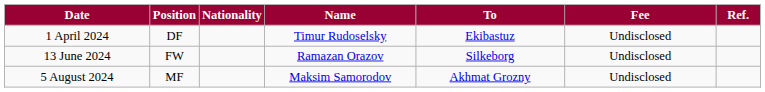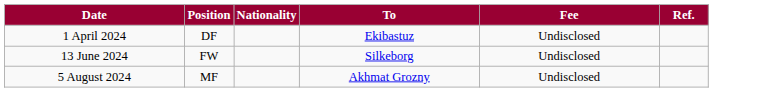- column: (340, 15)
